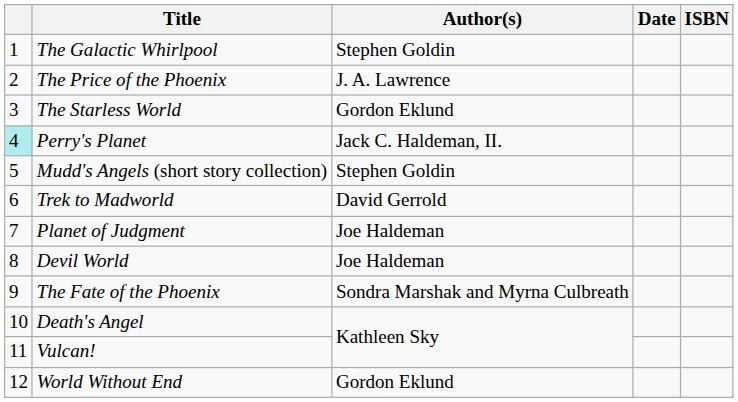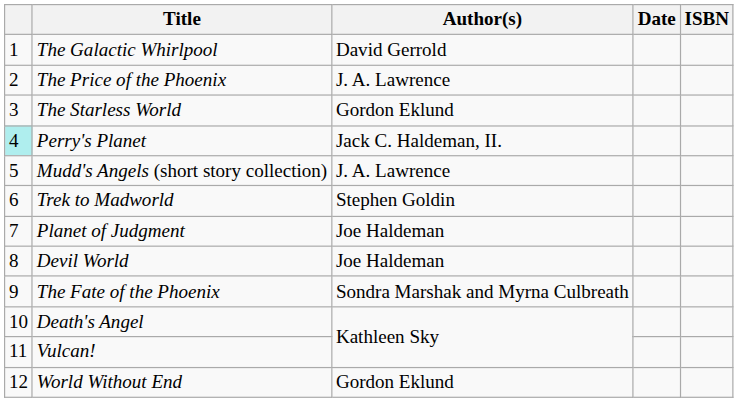(395, 49) Stephen Goldin -> (391, 49) David Gerrold
(395, 170) Stephen Goldin -> (393, 170) J. A. Lawrence
(391, 200) David Gerrold -> (395, 200) Stephen Goldin
